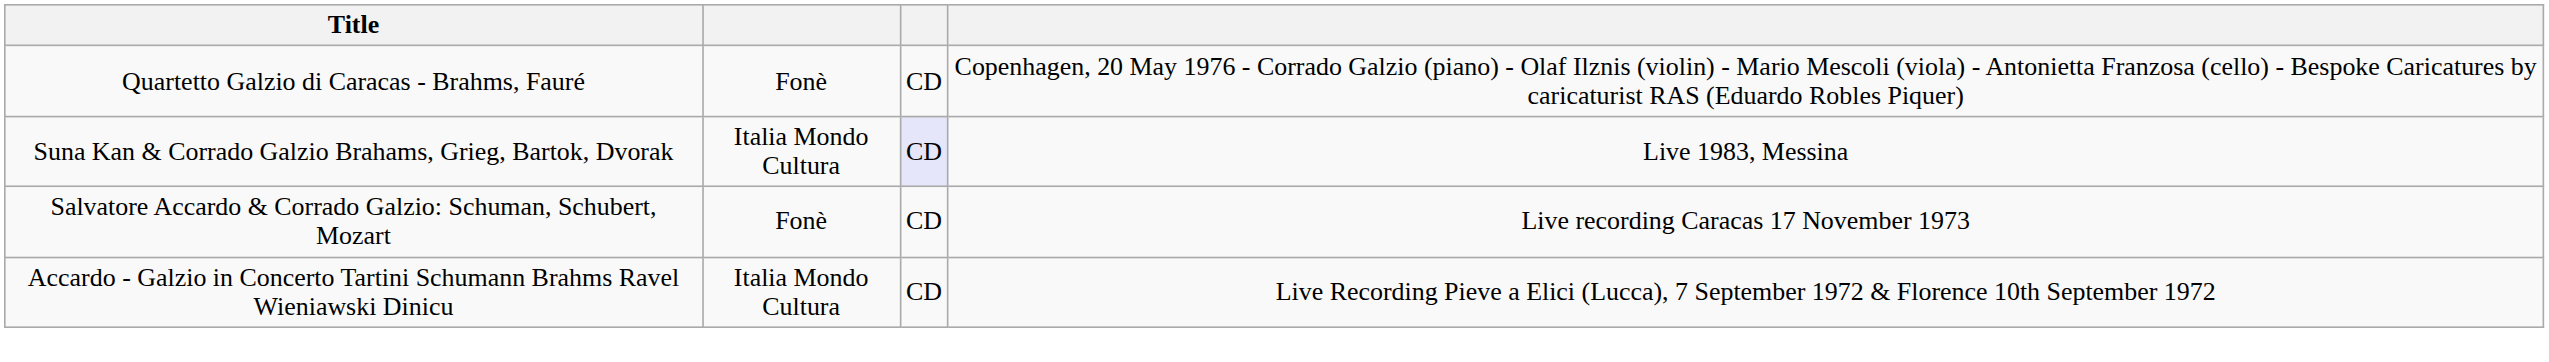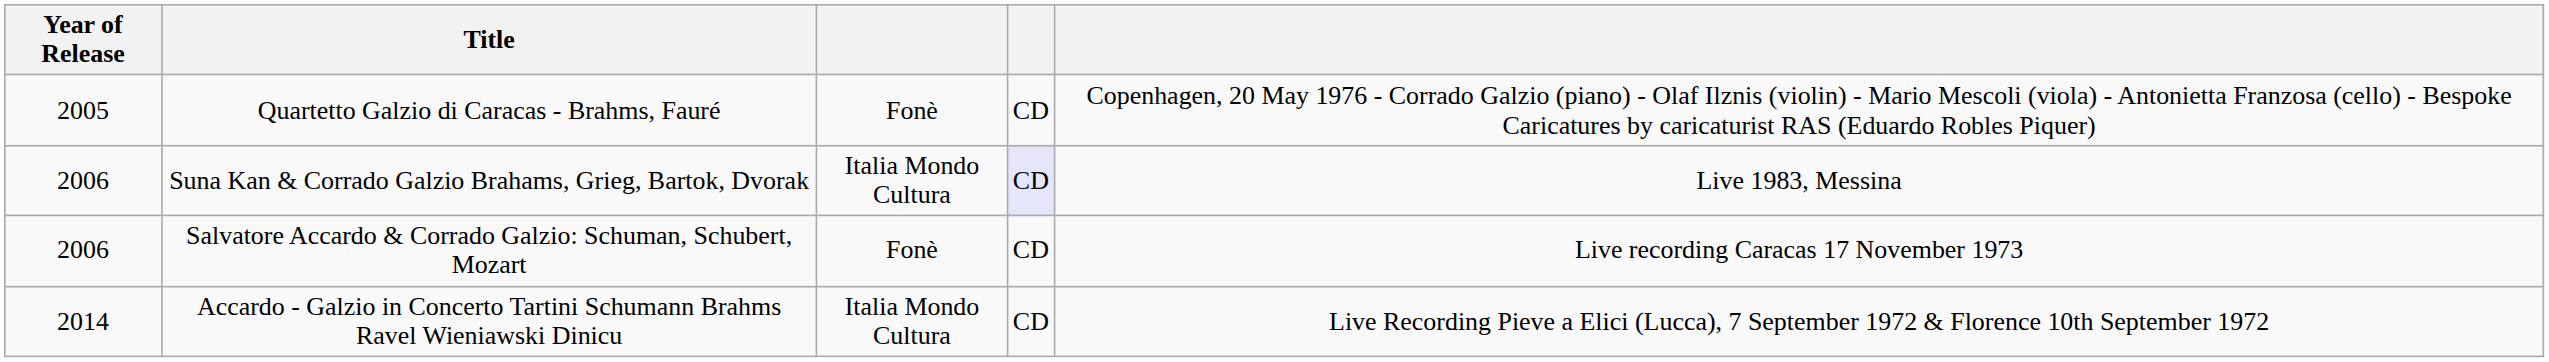+ column: (83, 39)
